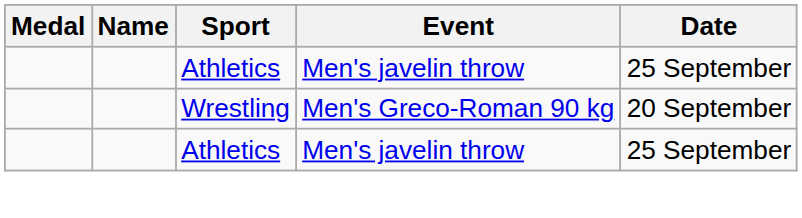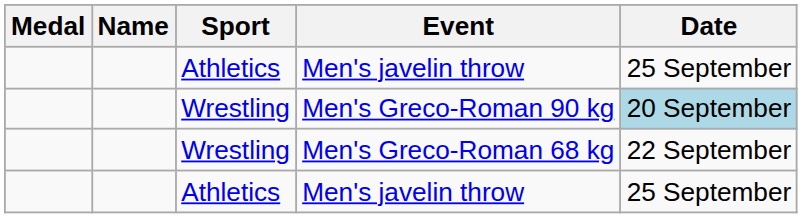(709, 109) no background -> (709, 109) lightblue background
+ row: (236, 150)
